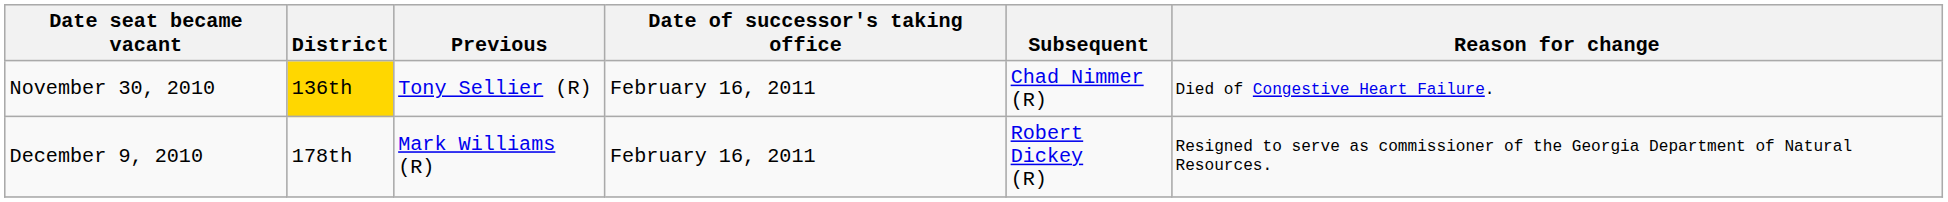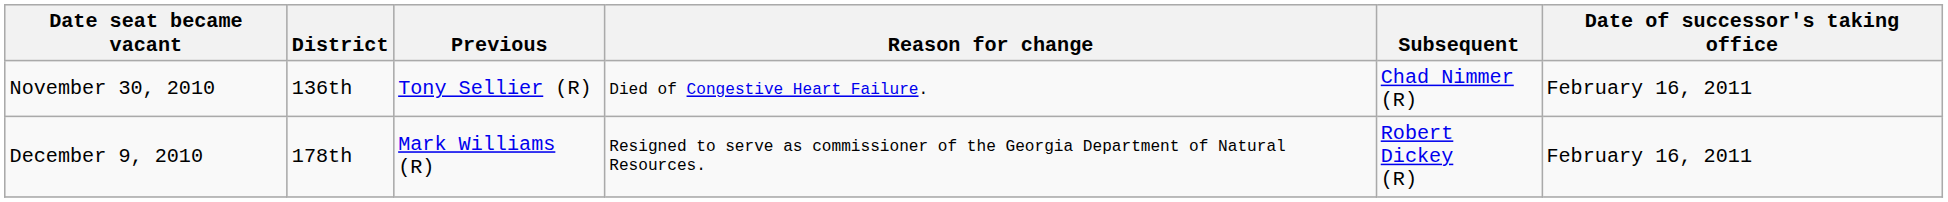columns swapped: (1557, 44) <-> (806, 33)
(322, 89) gold background -> (322, 89) no background
